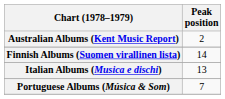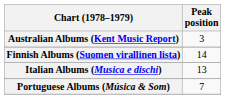(202, 39) 2 -> (202, 39) 3
